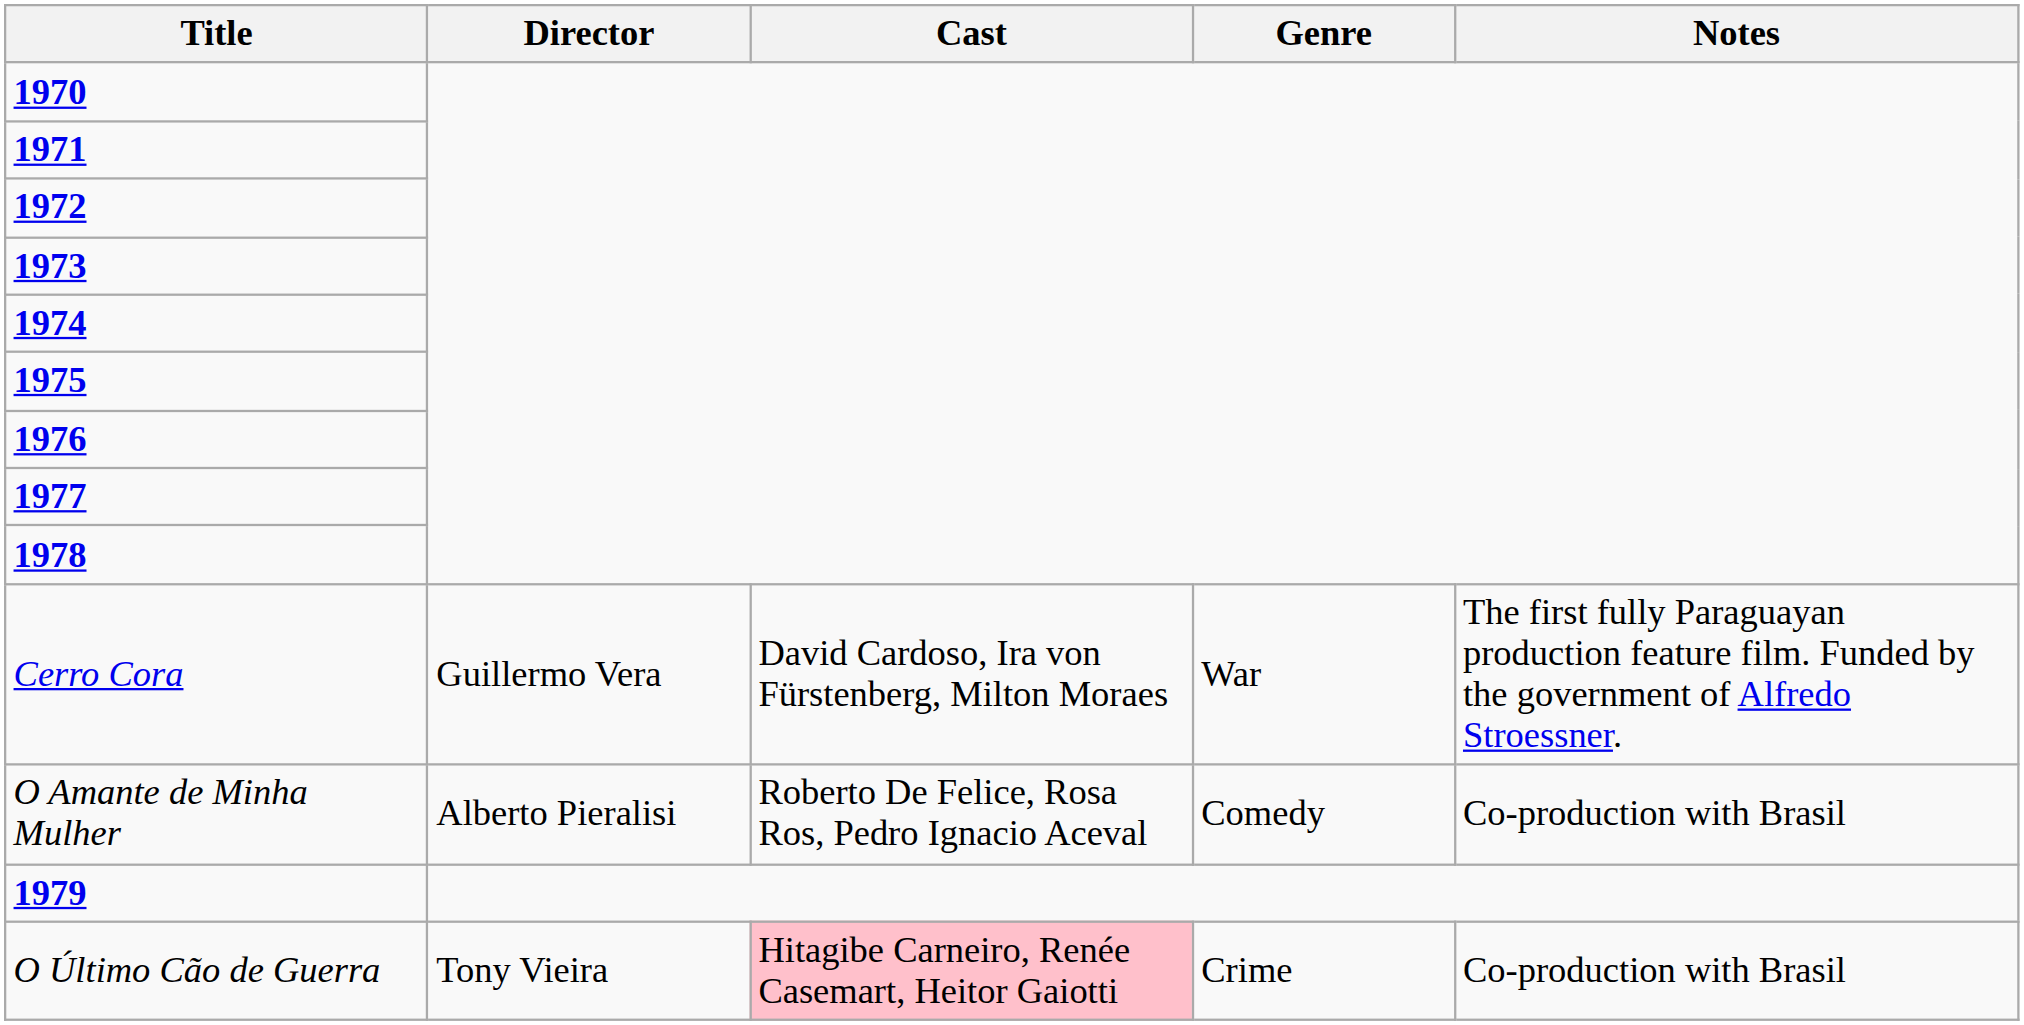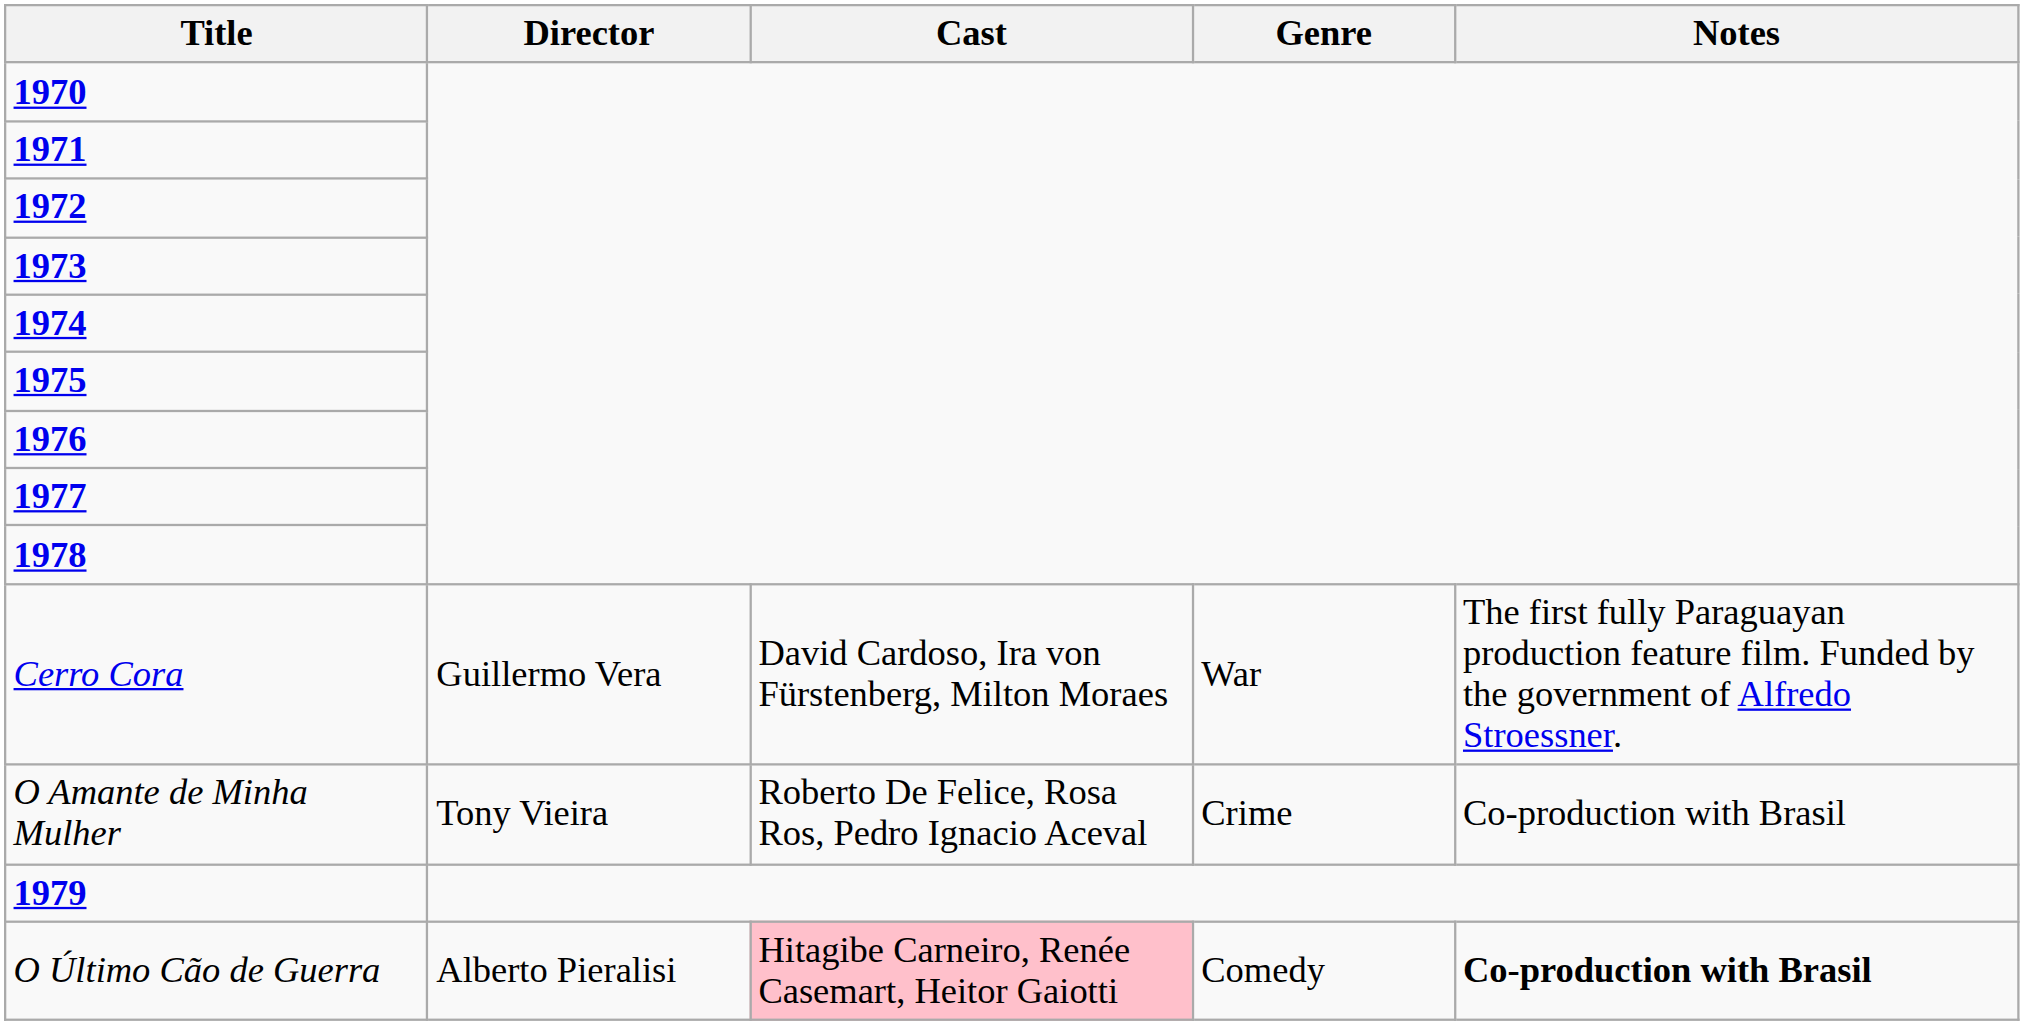(556, 813) Alberto Pieralisi -> (522, 813) Tony Vieira
(1263, 813) Comedy -> (1247, 813) Crime
(522, 970) Tony Vieira -> (556, 970) Alberto Pieralisi
(1247, 970) Crime -> (1263, 970) Comedy
(1654, 970) normal -> (1667, 970) bold
